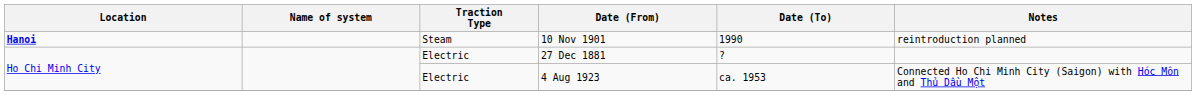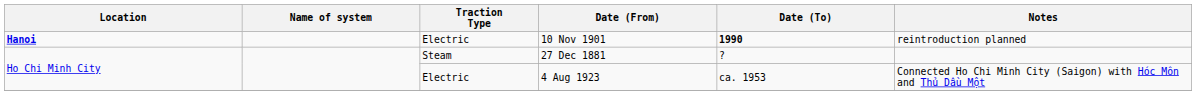(437, 39) Steam -> (446, 39) Electric
(731, 39) normal -> (731, 39) bold
(446, 55) Electric -> (437, 55) Steam
